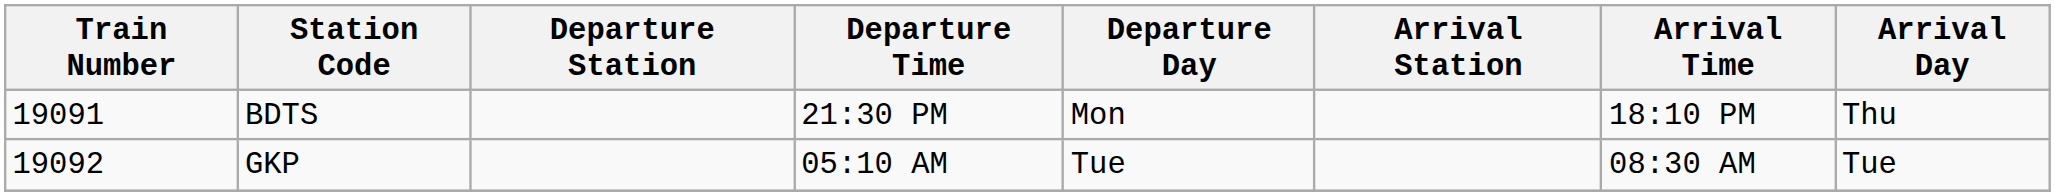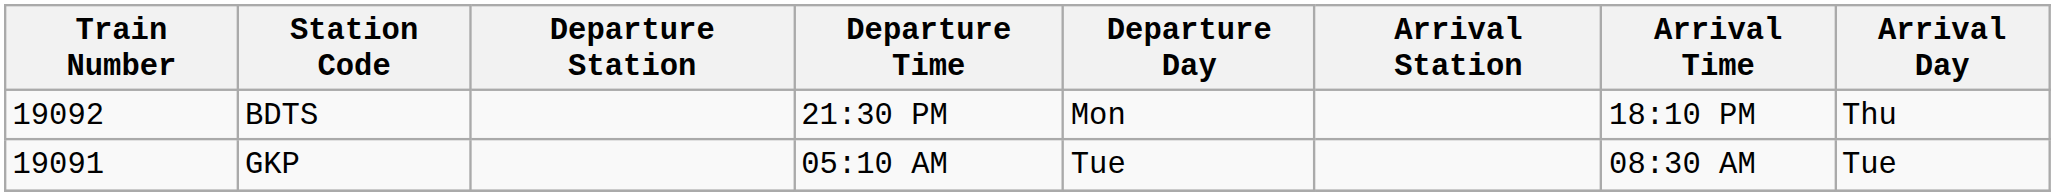(58, 115) 19091 -> (58, 115) 19092
(58, 165) 19092 -> (58, 165) 19091
